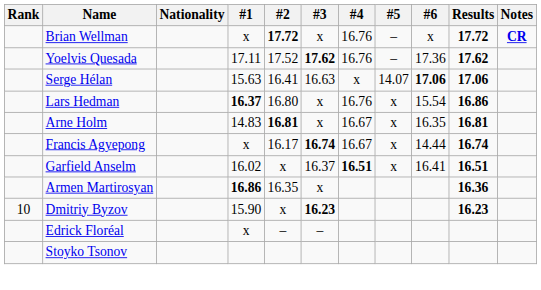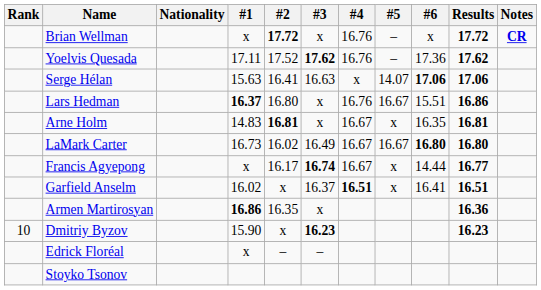(394, 101) x -> (394, 101) 16.67
(430, 101) 15.54 -> (430, 101) 15.51
+ row: (86, 144)
(473, 144) 16.74 -> (473, 166) 16.77
